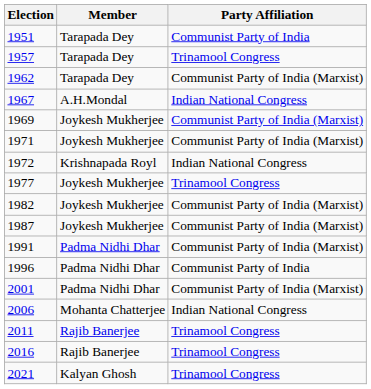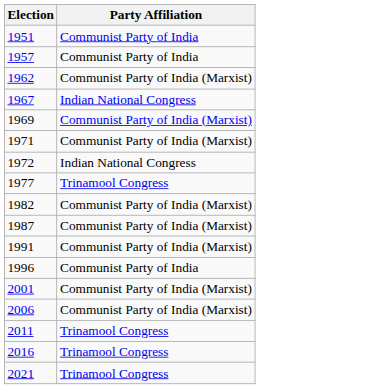- column: (113, 15)
(225, 57) Trinamool Congress -> (129, 57) Communist Party of India
(239, 309) Indian National Congress -> (156, 309) Communist Party of India (Marxist)
